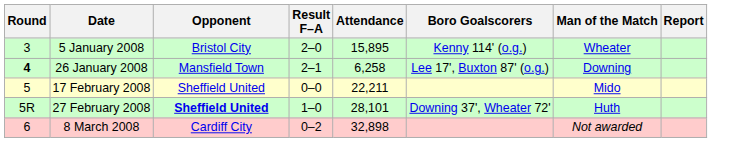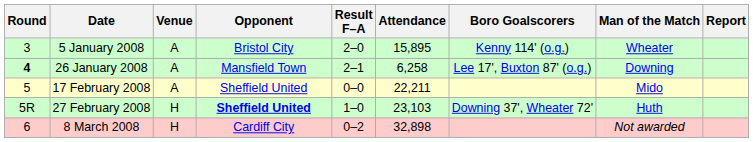+ column: (175, 22)
(370, 108) 28,101 -> (412, 108) 23,103
